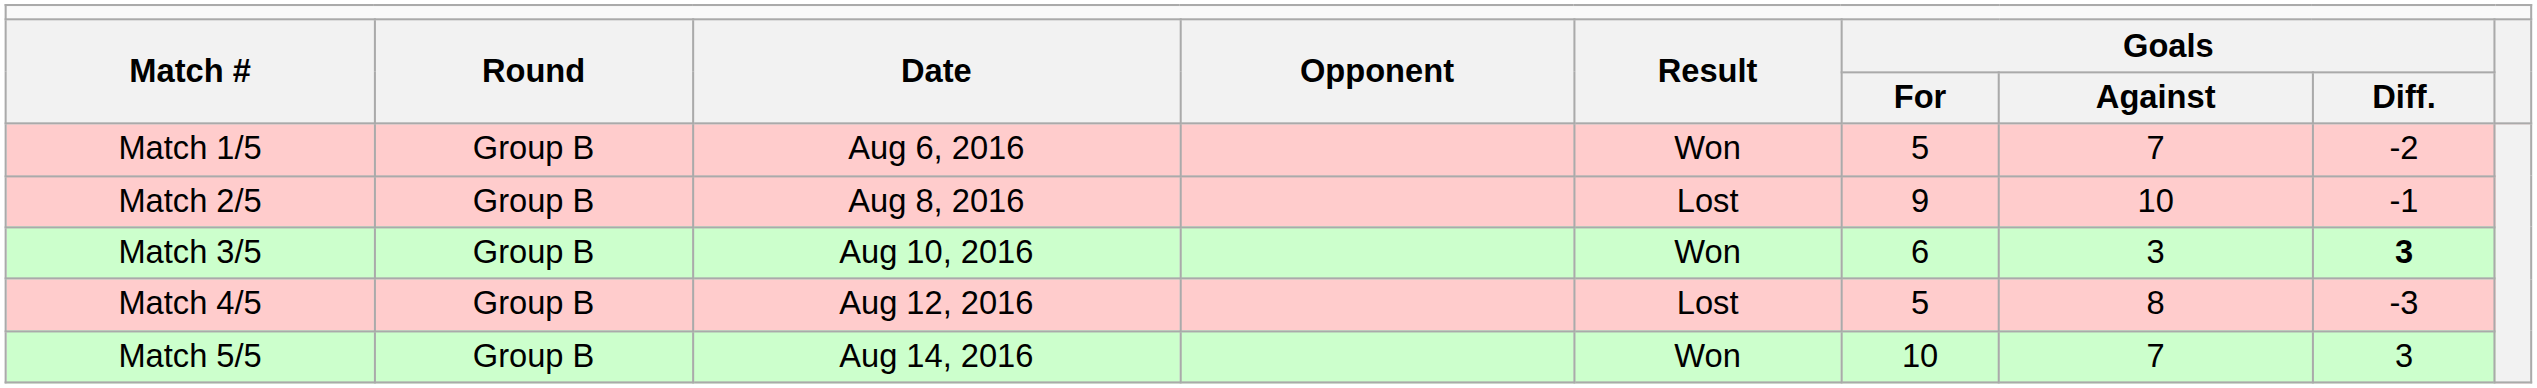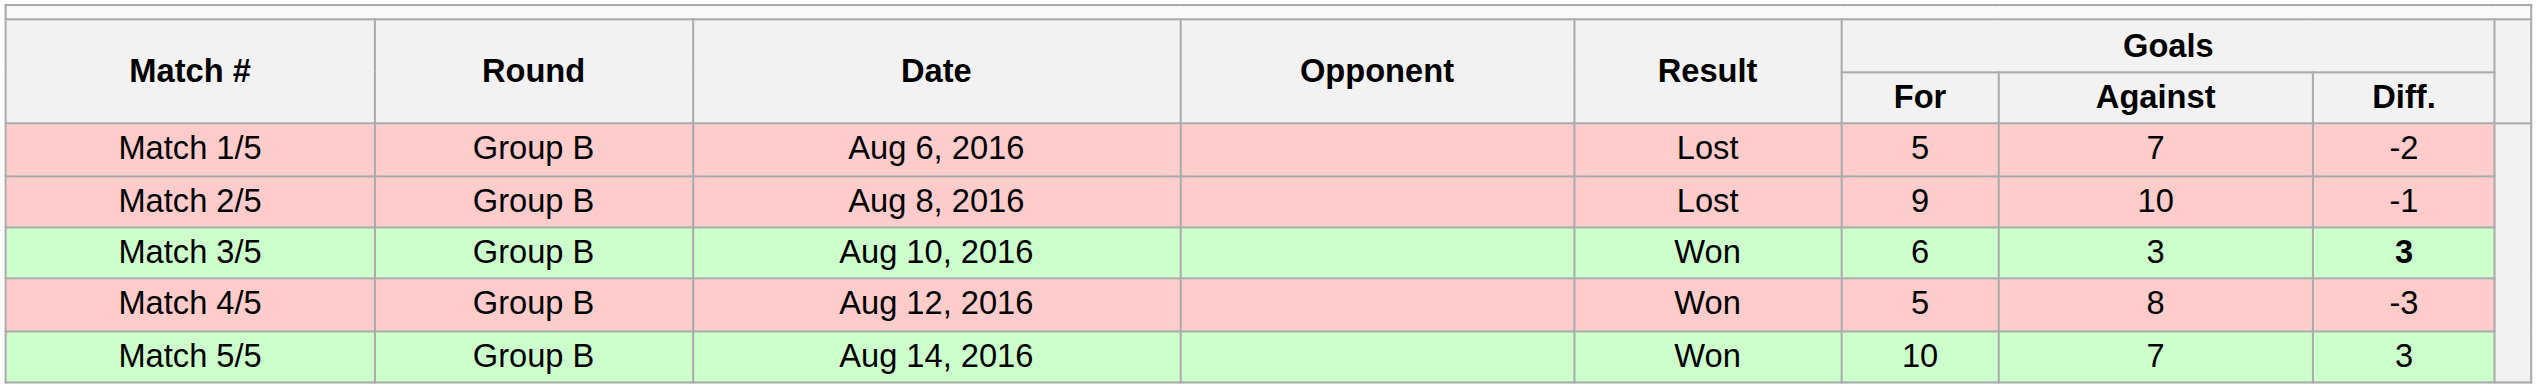(1708, 148) Won -> (1708, 148) Lost
(1708, 304) Lost -> (1708, 304) Won
